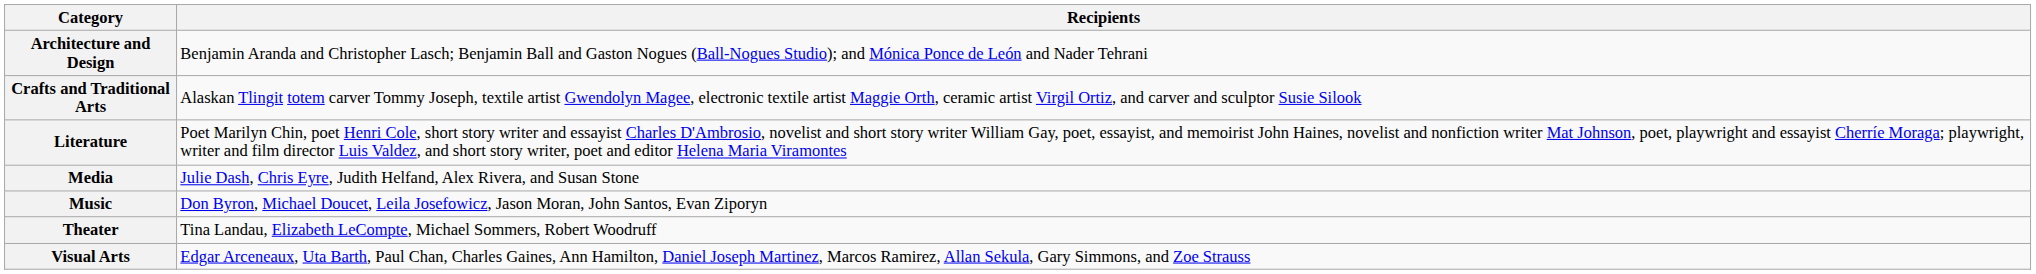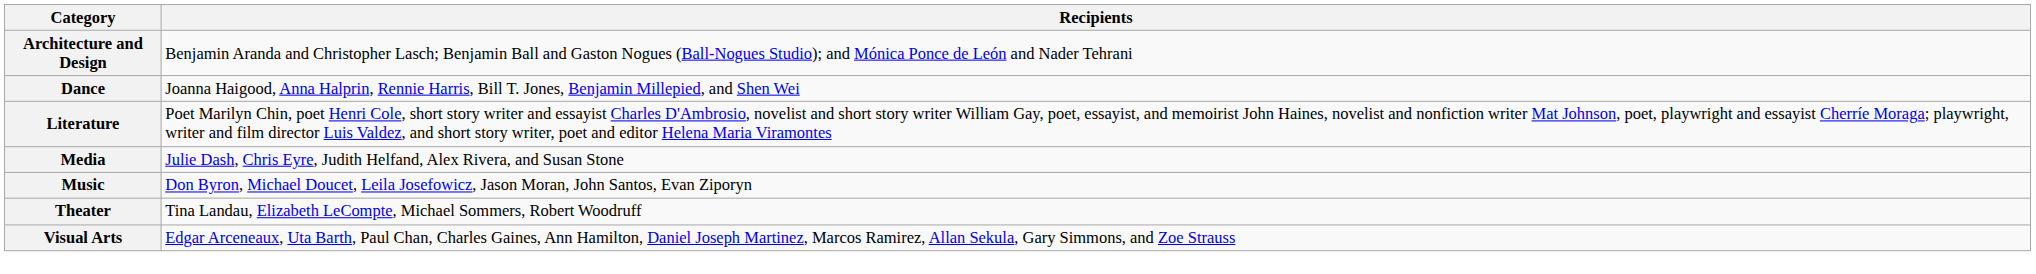- row: (91, 97)
+ row: (83, 88)
